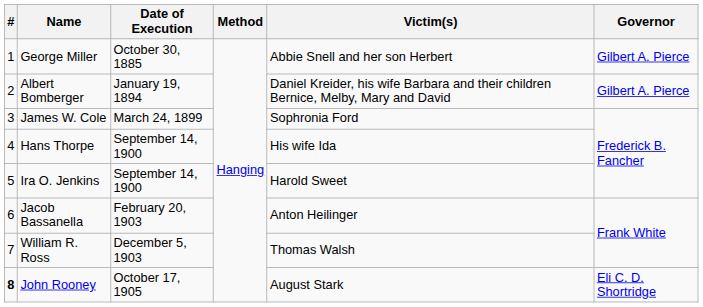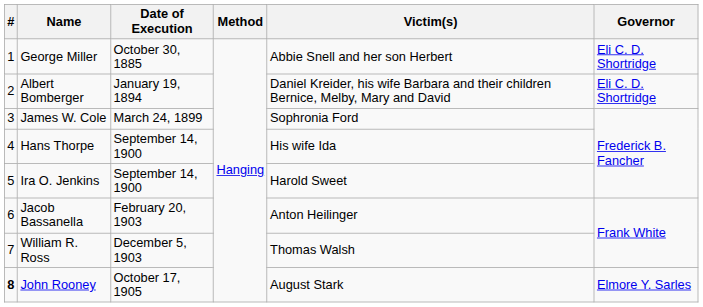(643, 56) Gilbert A. Pierce -> (626, 56) Eli C. D. Shortridge
(643, 91) Gilbert A. Pierce -> (626, 91) Eli C. D. Shortridge
(626, 285) Eli C. D. Shortridge -> (644, 285) Elmore Y. Sarles
